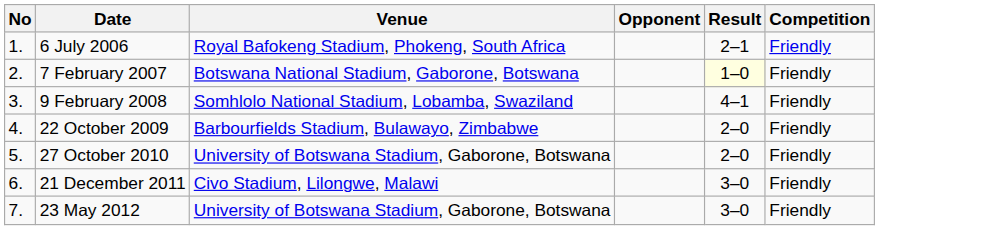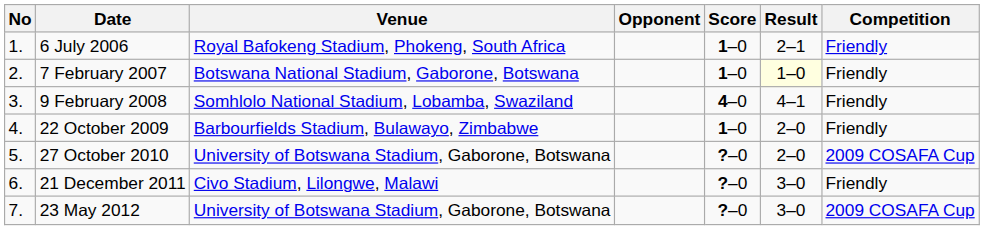+ column: (732, 18)
(800, 156) Friendly -> (900, 156) 2009 COSAFA Cup
(800, 210) Friendly -> (900, 210) 2009 COSAFA Cup
